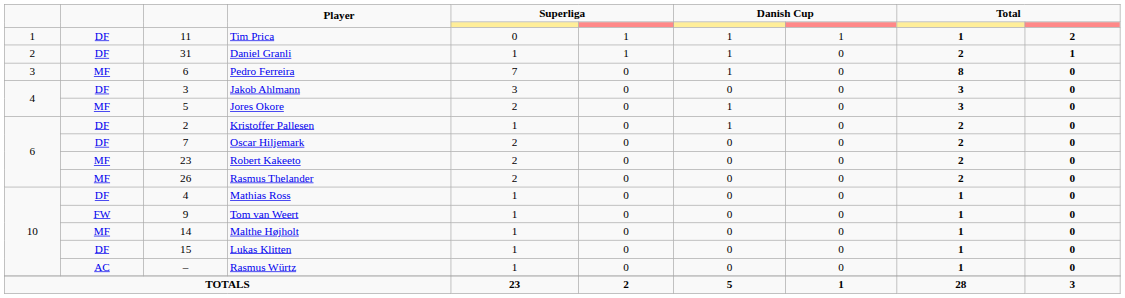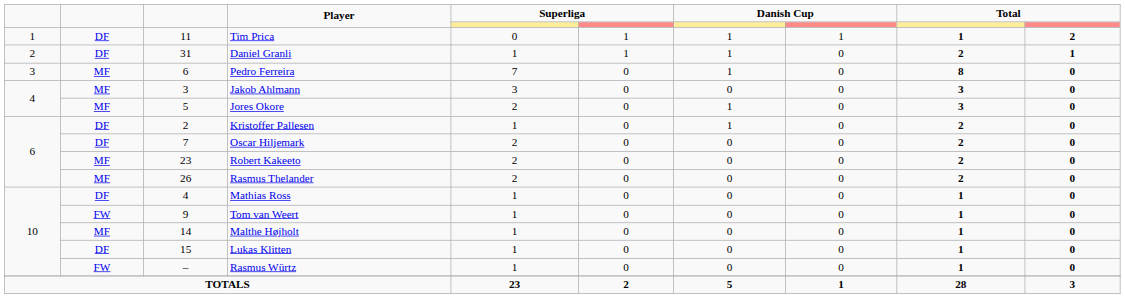(102, 89) DF -> (102, 89) MF
(102, 267) AC -> (102, 267) FW
